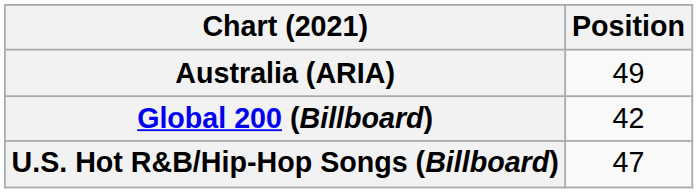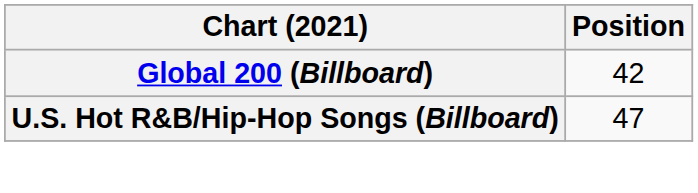- row: (285, 72)
